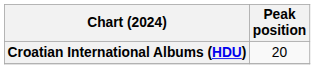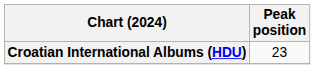(279, 52) 20 -> (279, 52) 23
